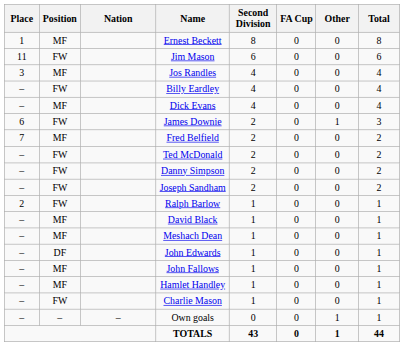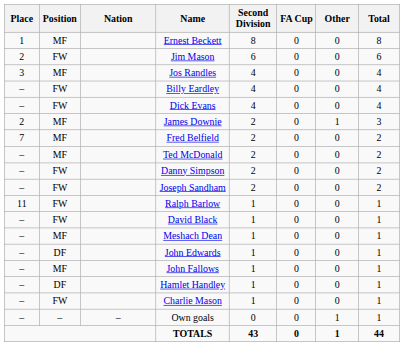(22, 57) 11 -> (22, 57) 2
(60, 105) MF -> (60, 105) FW
(22, 122) 6 -> (22, 122) 2
(60, 122) FW -> (60, 122) MF
(60, 154) FW -> (60, 154) MF
(22, 203) 2 -> (22, 203) 11
(60, 220) MF -> (60, 220) FW
(60, 285) MF -> (60, 285) DF
